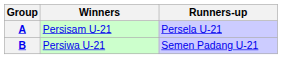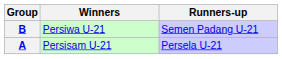rows swapped: (22, 29) <-> (22, 45)
